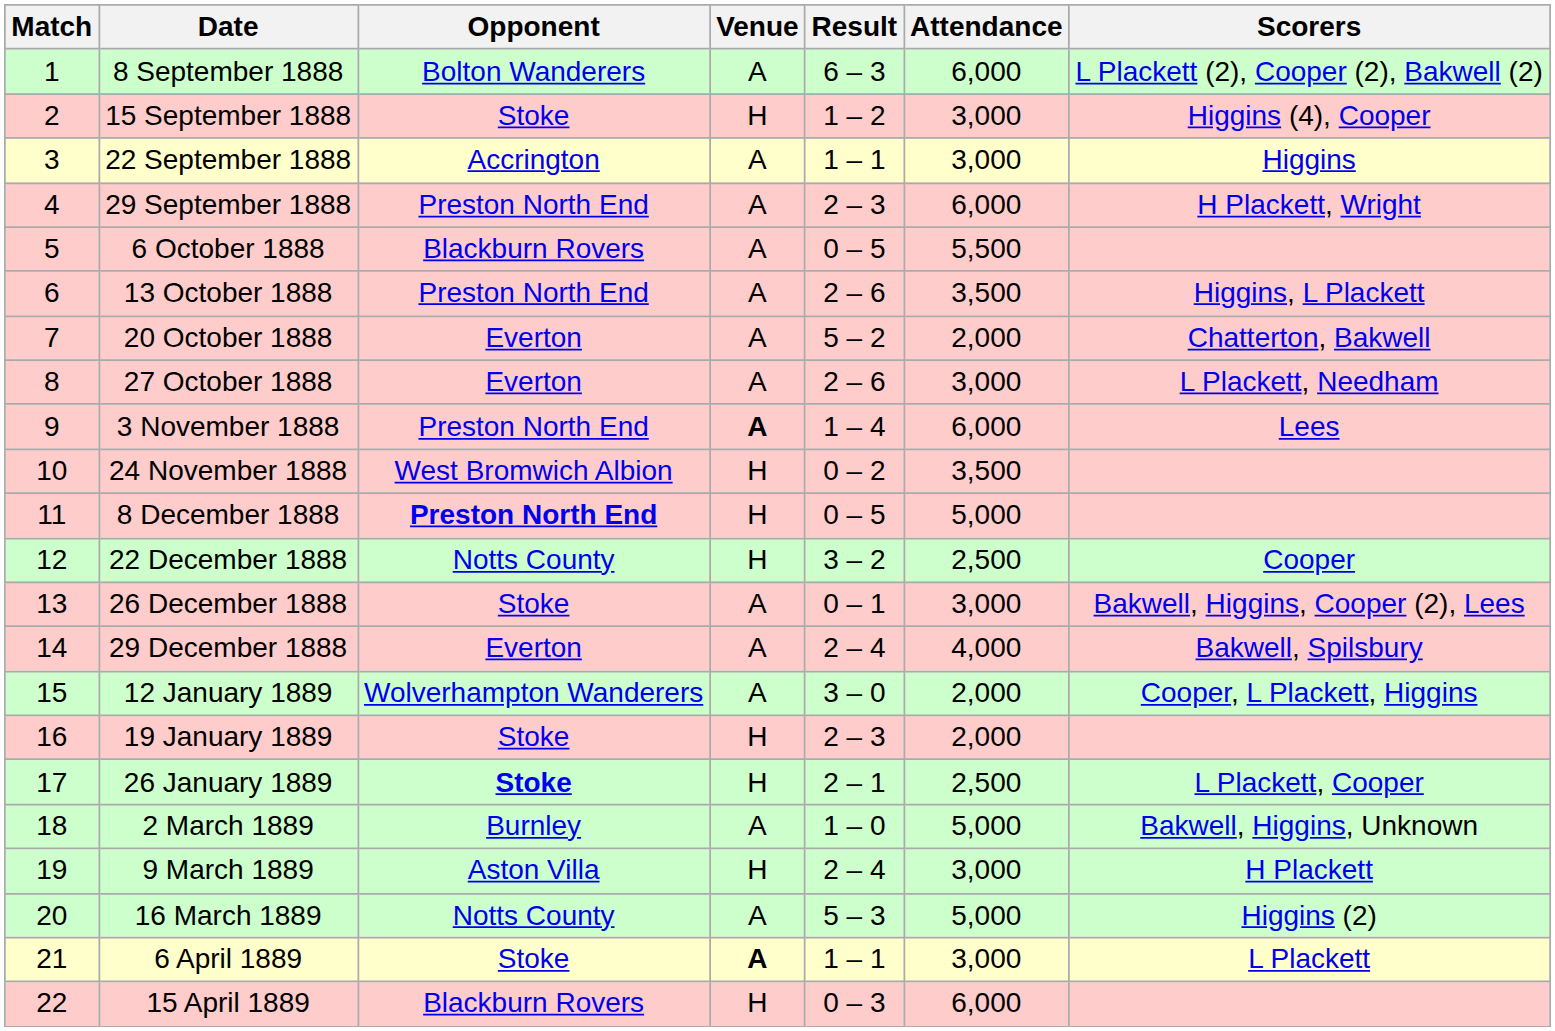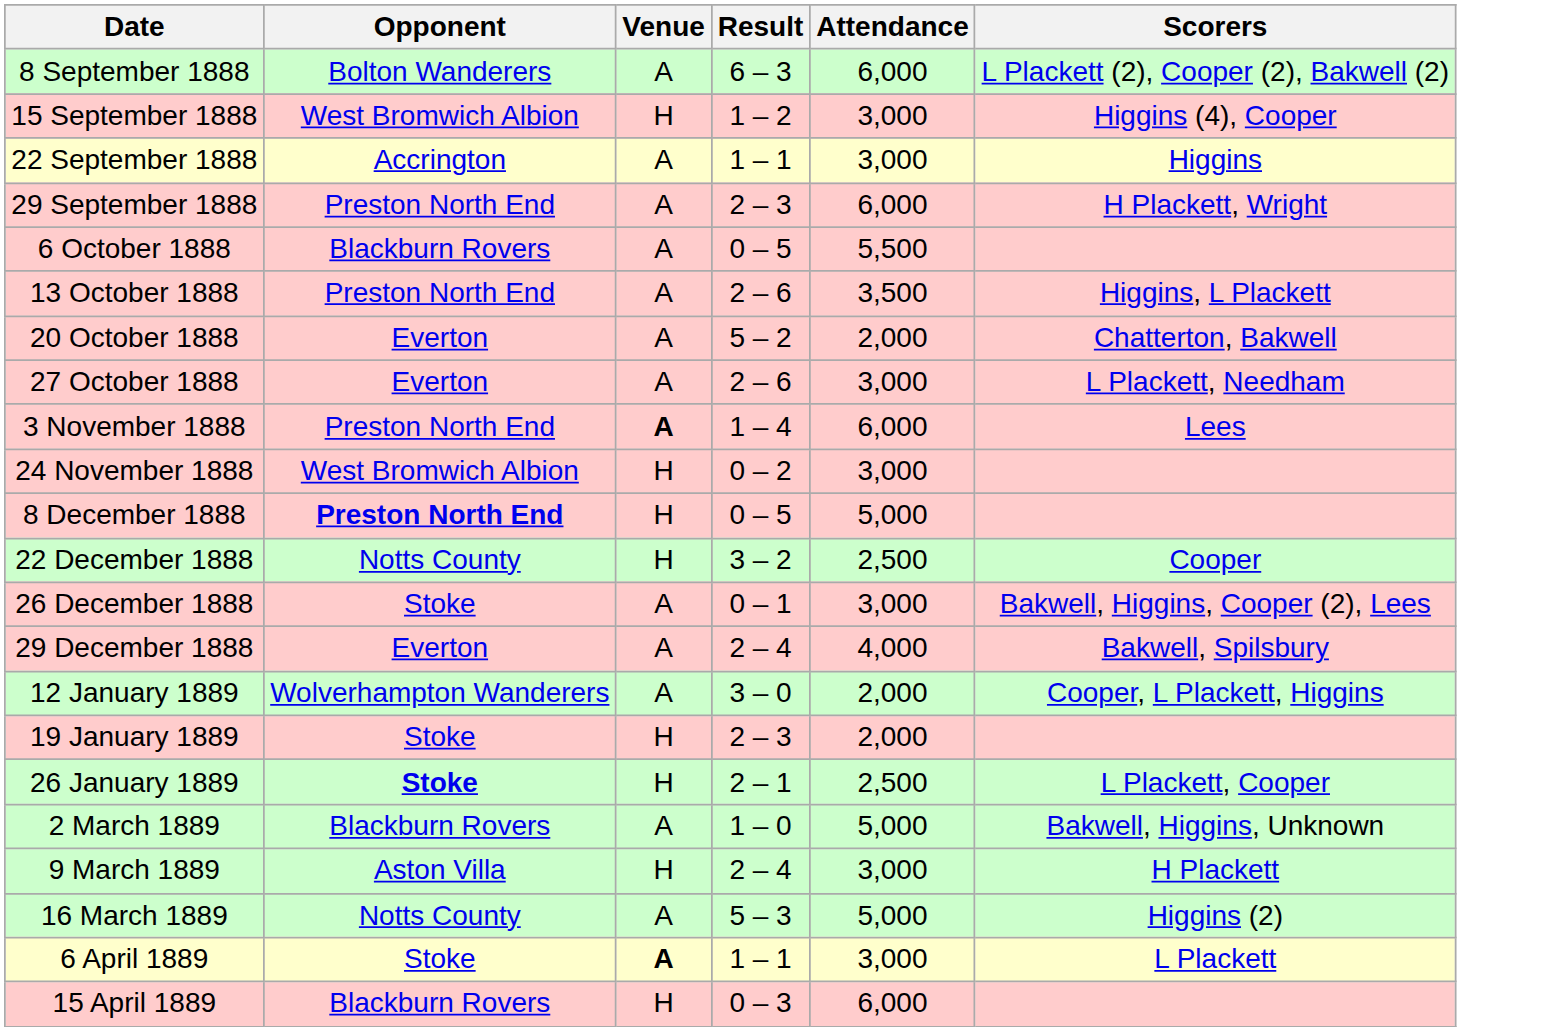- column: (52, 26)
(534, 115) Stoke -> (440, 115) West Bromwich Albion
(986, 470) 3,500 -> (892, 470) 3,000
(534, 826) Burnley -> (440, 826) Blackburn Rovers
